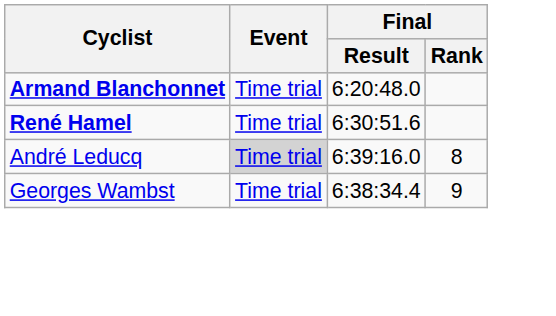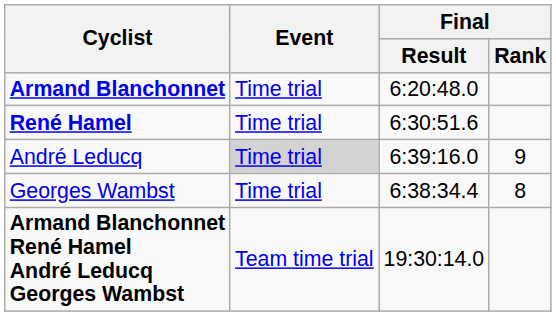(457, 157) 8 -> (520, 157) 9
(457, 190) 9 -> (520, 190) 8
+ row: (117, 260)
